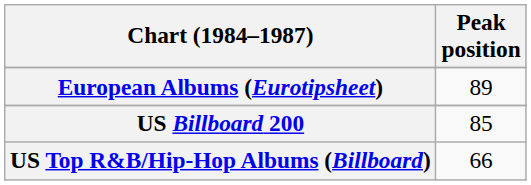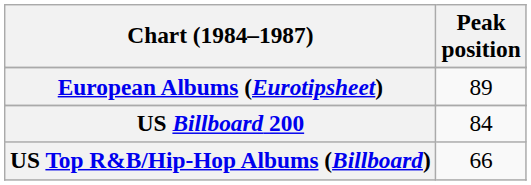(481, 123) 85 -> (481, 123) 84
